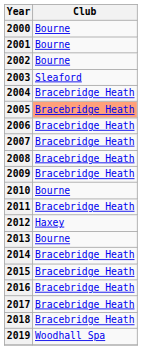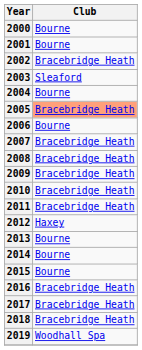(53, 61) Bourne -> (85, 61) Bracebridge Heath
(85, 94) Bracebridge Heath -> (53, 94) Bourne
(85, 126) Bracebridge Heath -> (53, 126) Bourne
(53, 191) Bourne -> (85, 191) Bracebridge Heath
(85, 256) Bracebridge Heath -> (53, 256) Bourne
(85, 272) Bracebridge Heath -> (53, 272) Bourne
